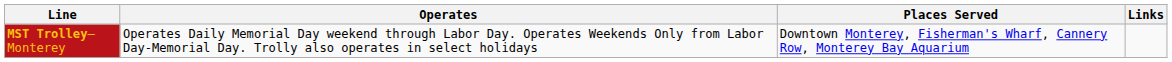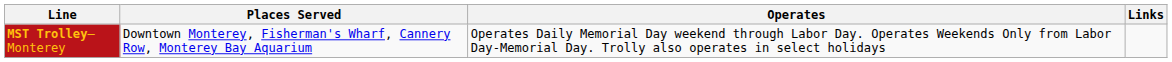columns swapped: (448, 14) <-> (951, 14)
